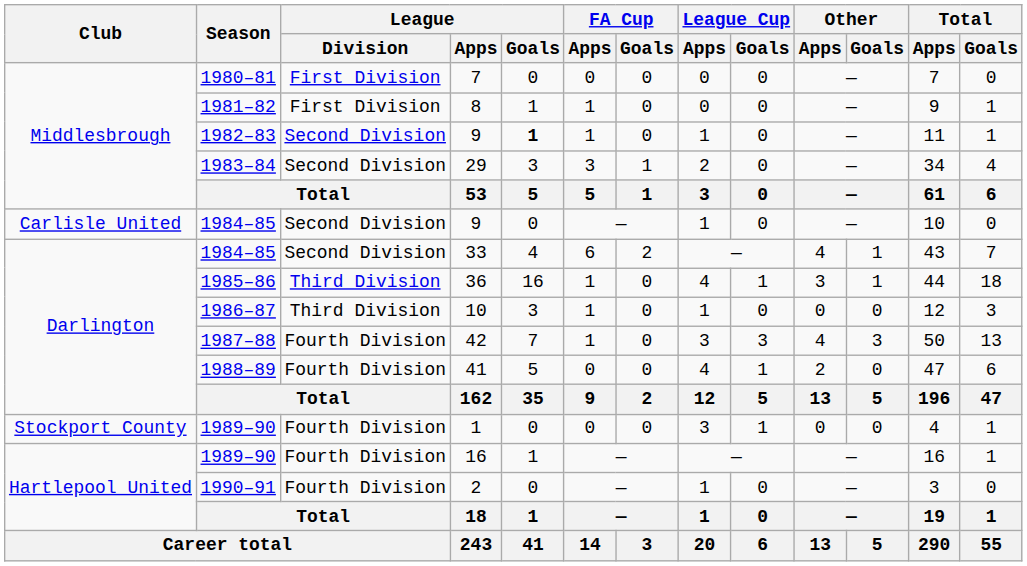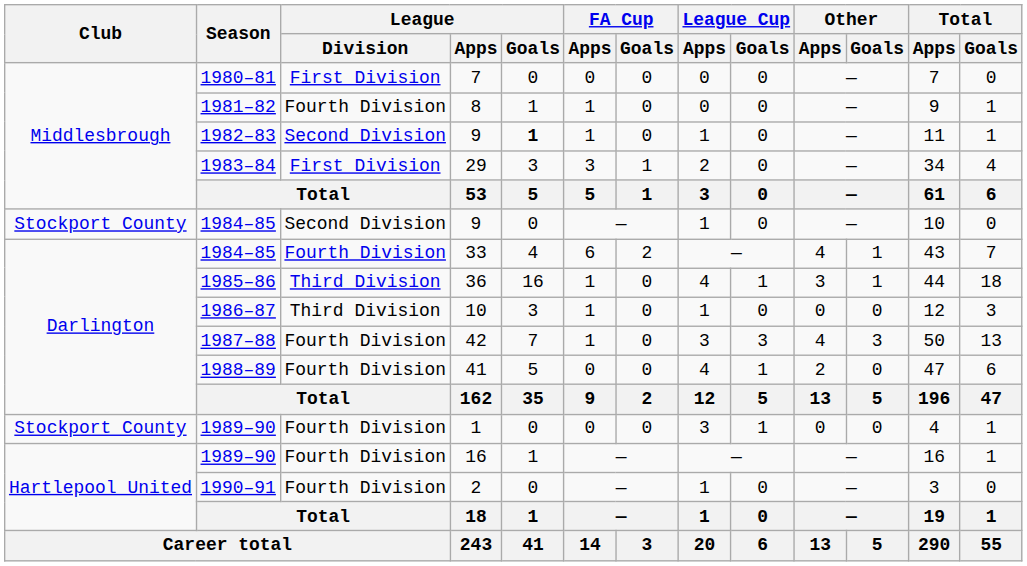(365, 107) First Division -> (365, 107) Fourth Division
(365, 166) Second Division -> (365, 166) First Division
(100, 224) Carlisle United -> (100, 224) Stockport County
(365, 253) Second Division -> (365, 253) Fourth Division
